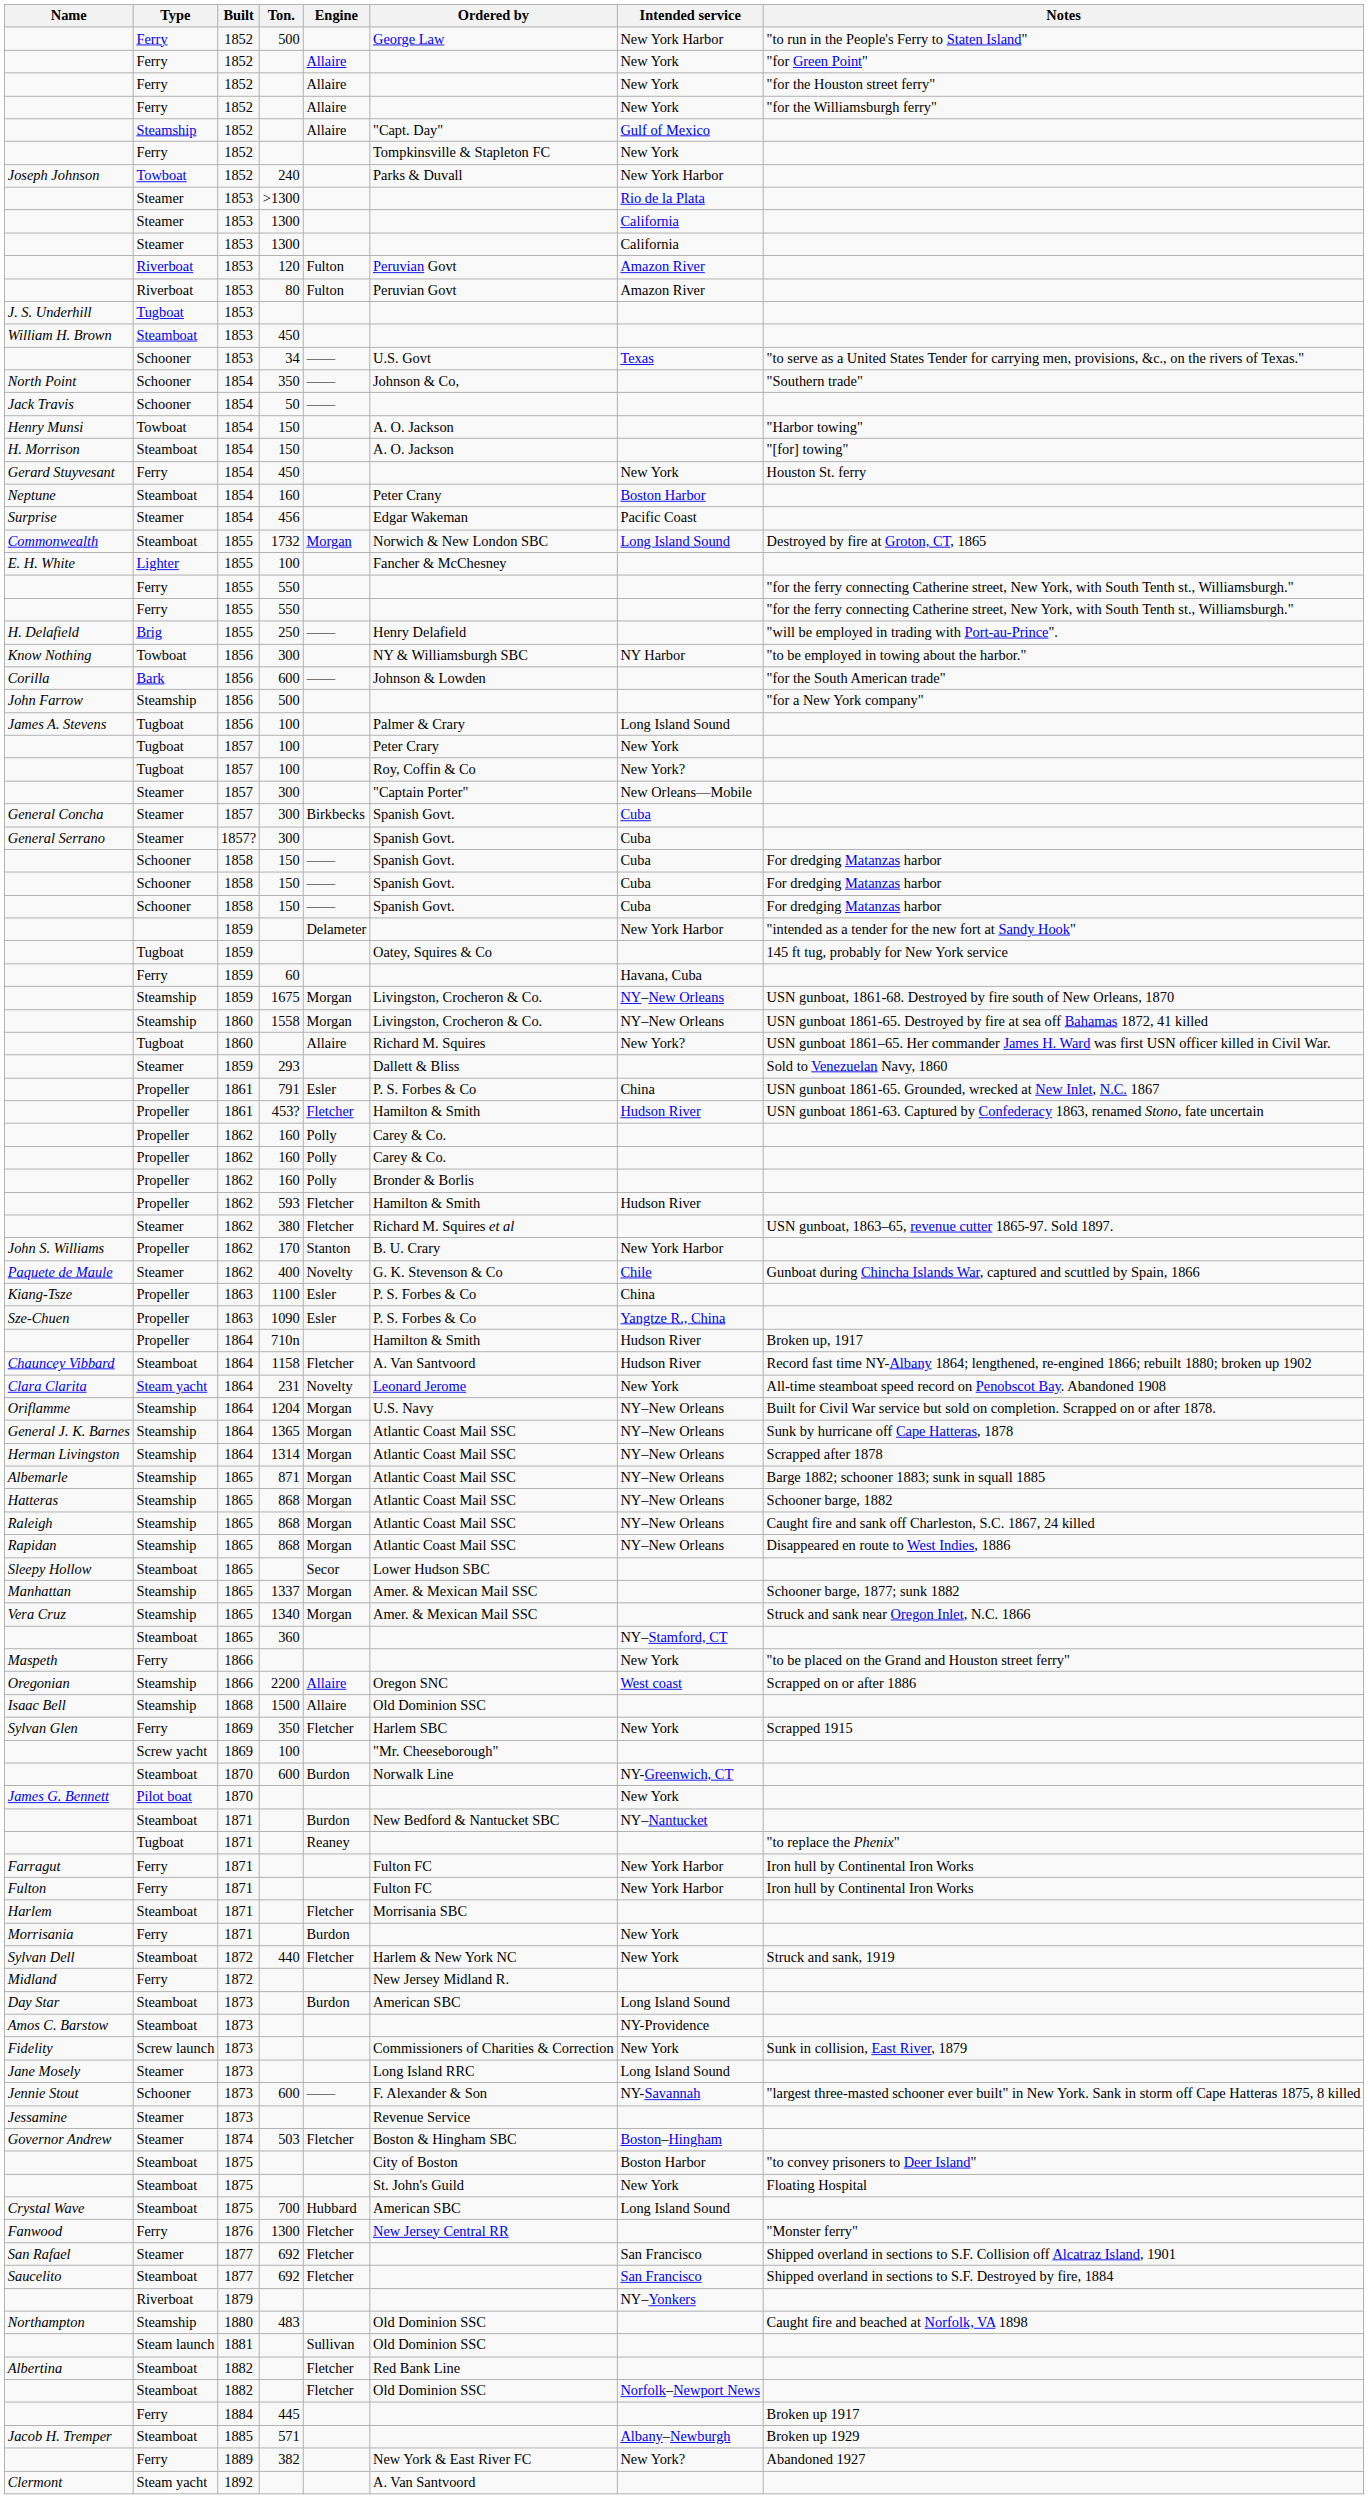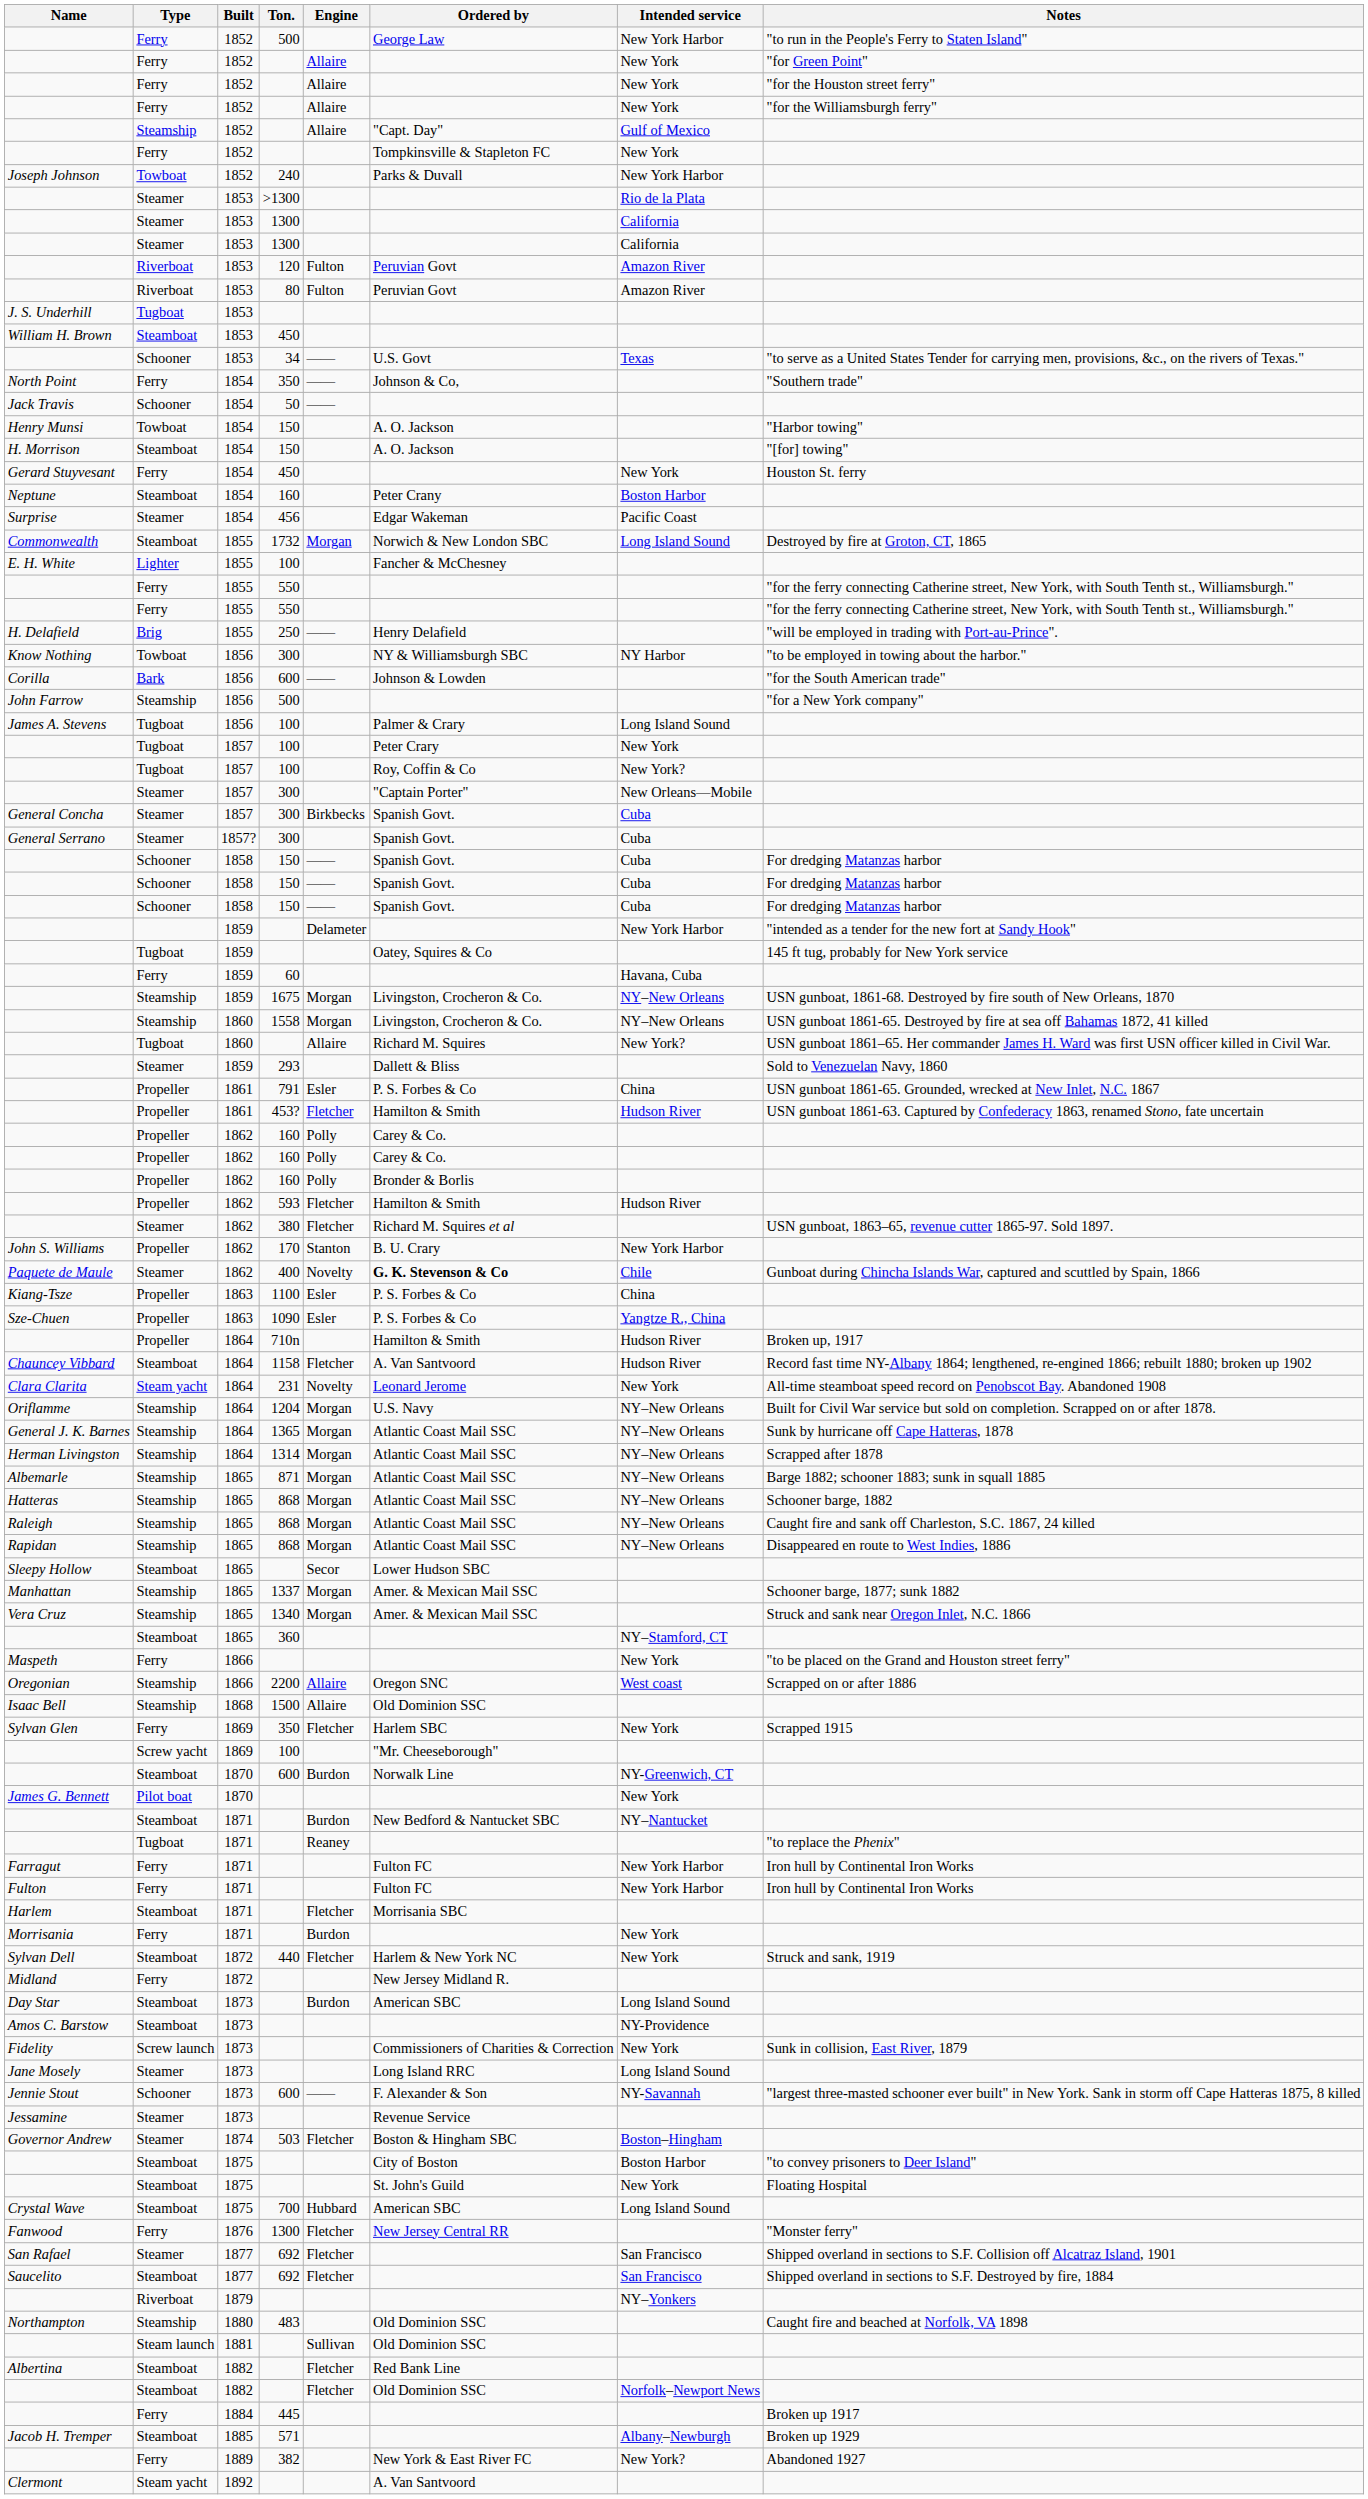(164, 381) Schooner -> (152, 381) Ferry
(438, 1271) normal -> (441, 1271) bold
